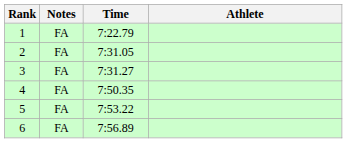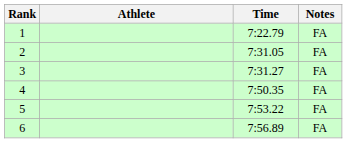columns swapped: (245, 14) <-> (61, 14)
